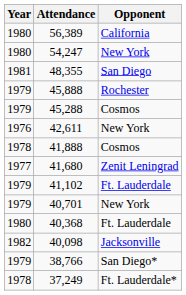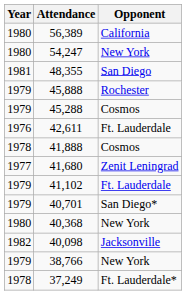(125, 128) New York -> (136, 128) Ft. Lauderdale
(125, 204) New York -> (129, 204) San Diego*
(136, 223) Ft. Lauderdale -> (125, 223) New York
(129, 261) San Diego* -> (125, 261) New York
